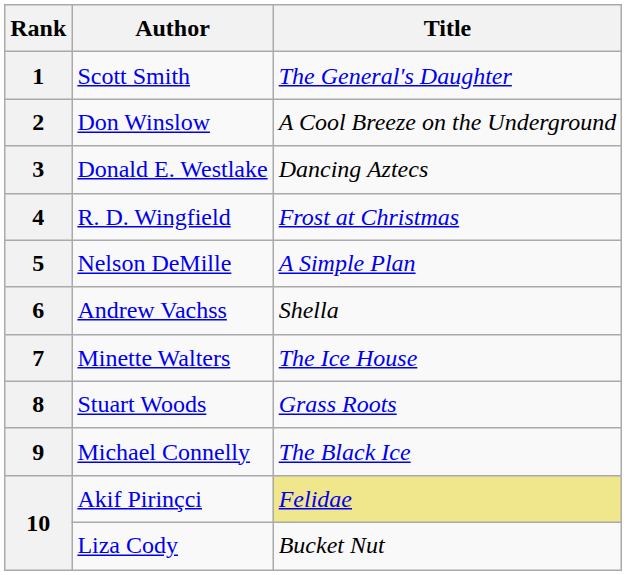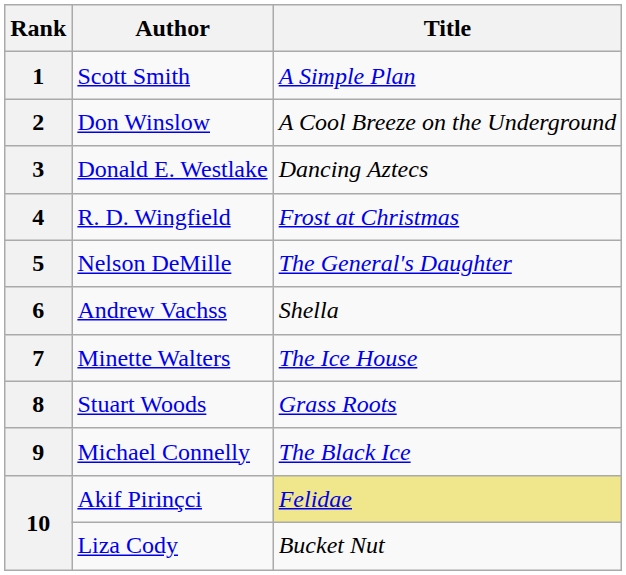(395, 75) The General's Daughter -> (347, 75) A Simple Plan
(347, 263) A Simple Plan -> (395, 263) The General's Daughter
